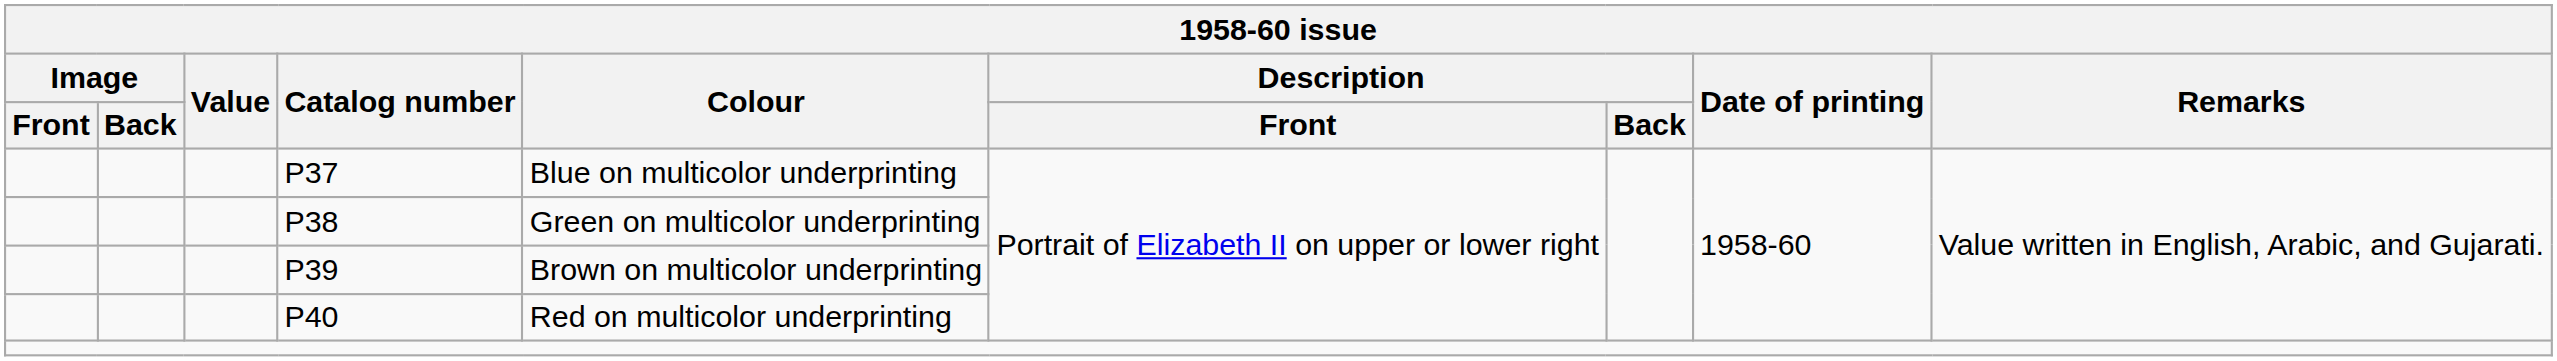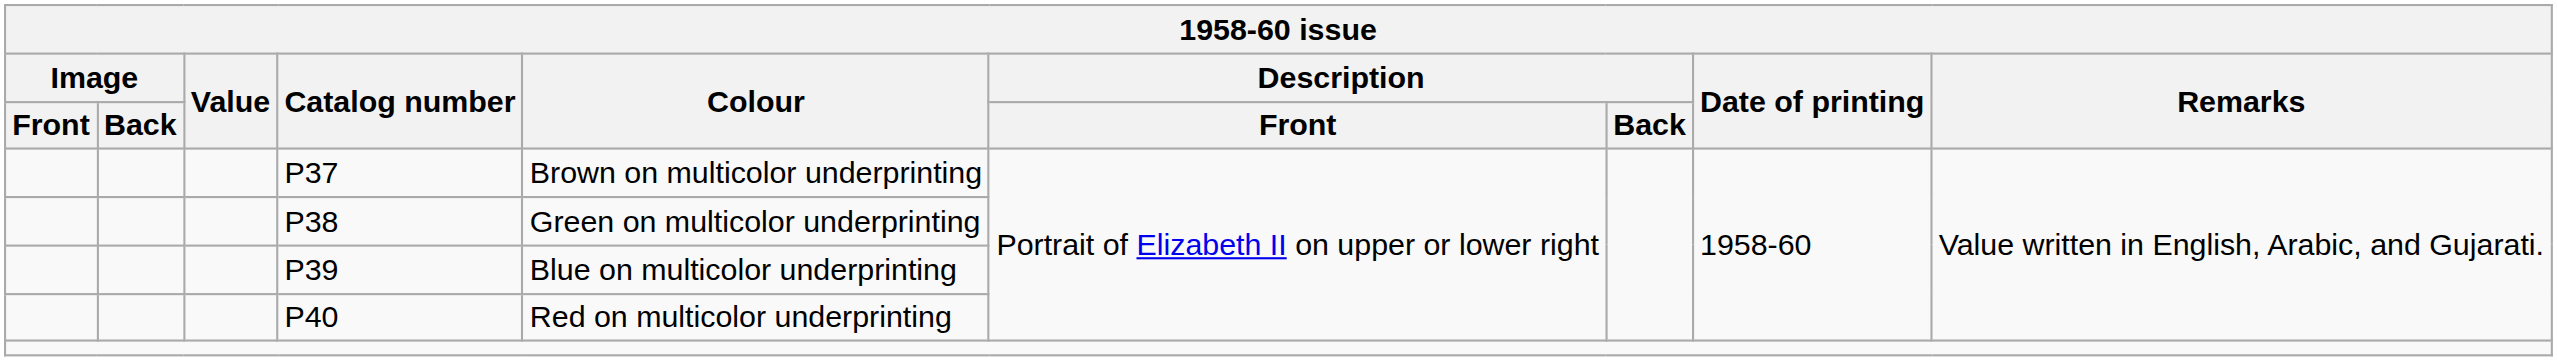(743, 173) Blue on multicolor underprinting -> (756, 173) Brown on multicolor underprinting
(756, 269) Brown on multicolor underprinting -> (743, 269) Blue on multicolor underprinting
